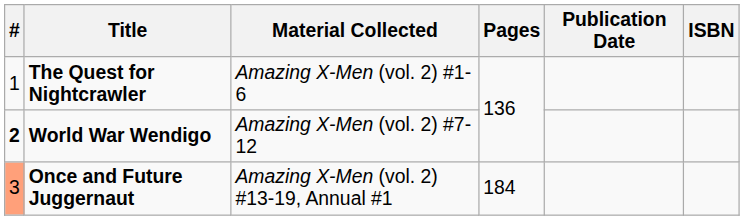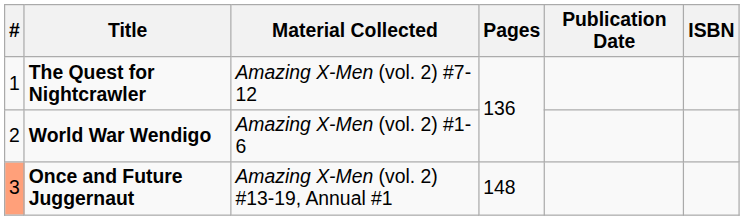(353, 83) Amazing X-Men (vol. 2) #1-6 -> (353, 83) Amazing X-Men (vol. 2) #7-12
(14, 135) bold -> (14, 135) normal
(353, 135) Amazing X-Men (vol. 2) #7-12 -> (353, 135) Amazing X-Men (vol. 2) #1-6
(499, 188) 184 -> (499, 188) 148
